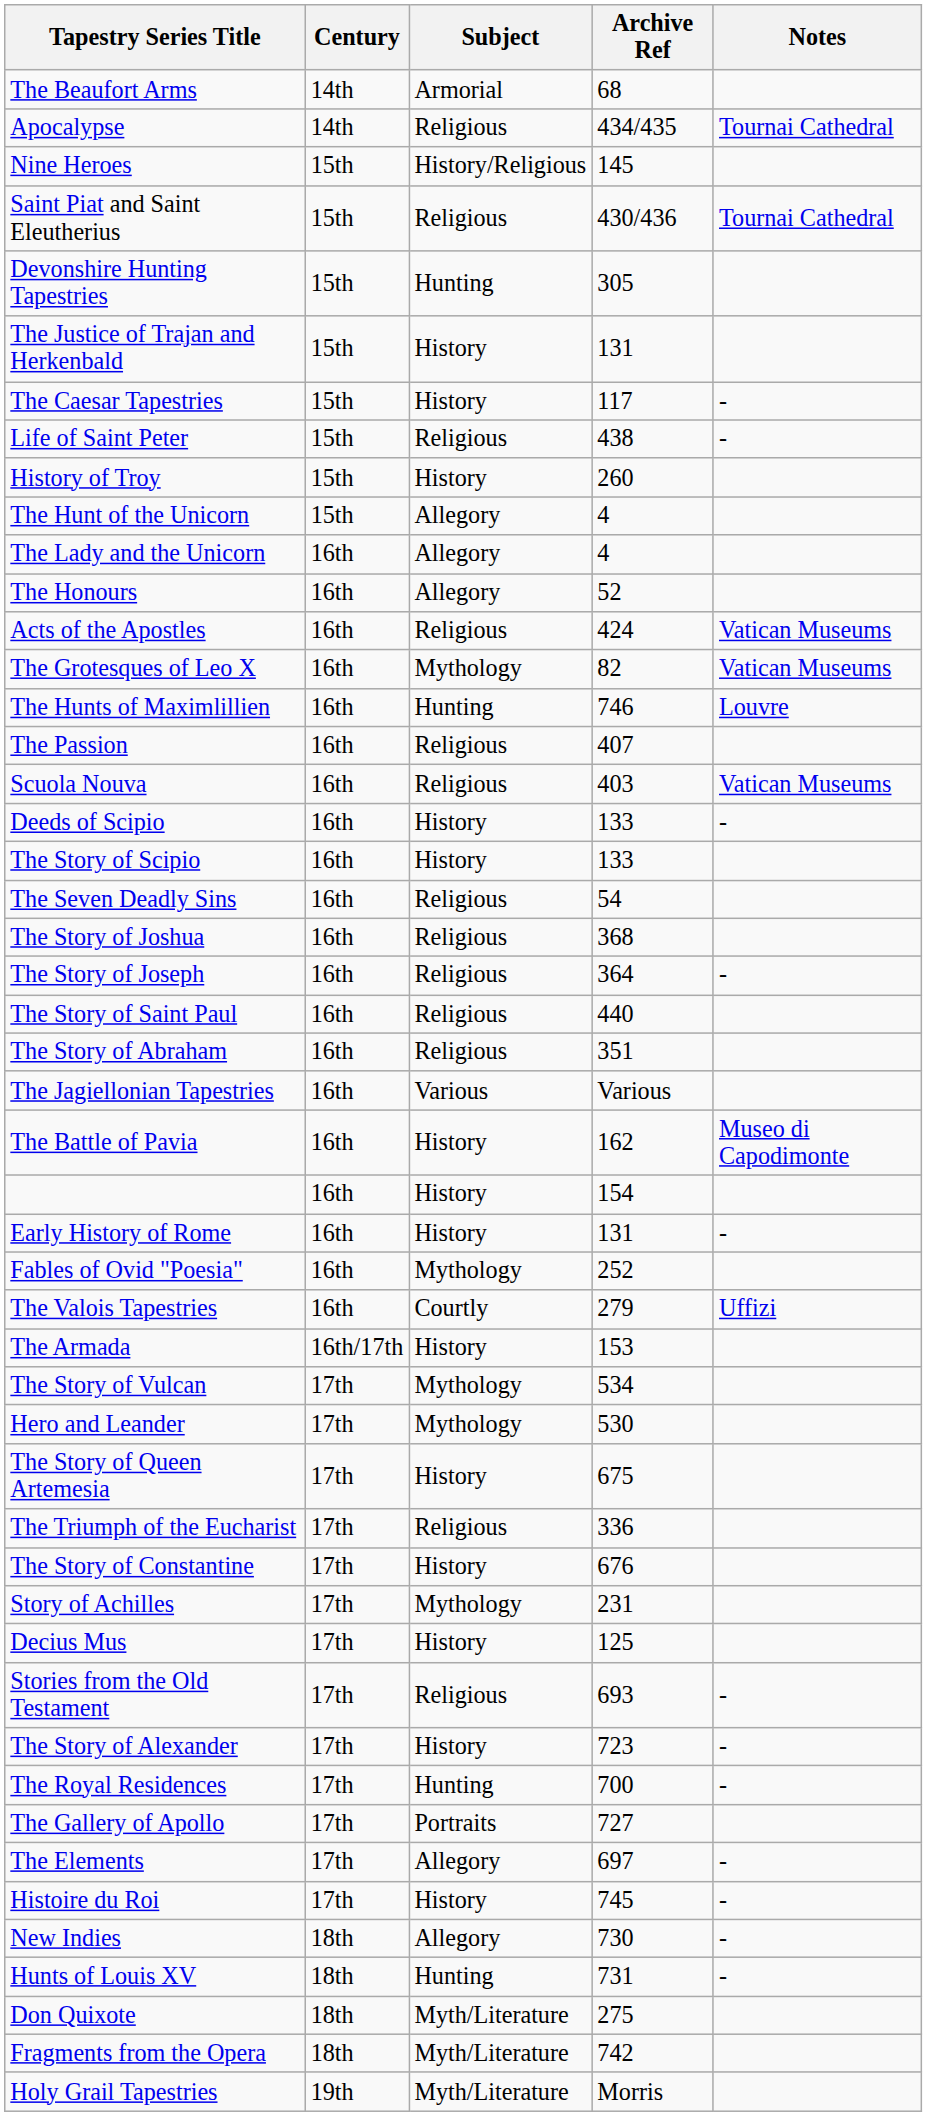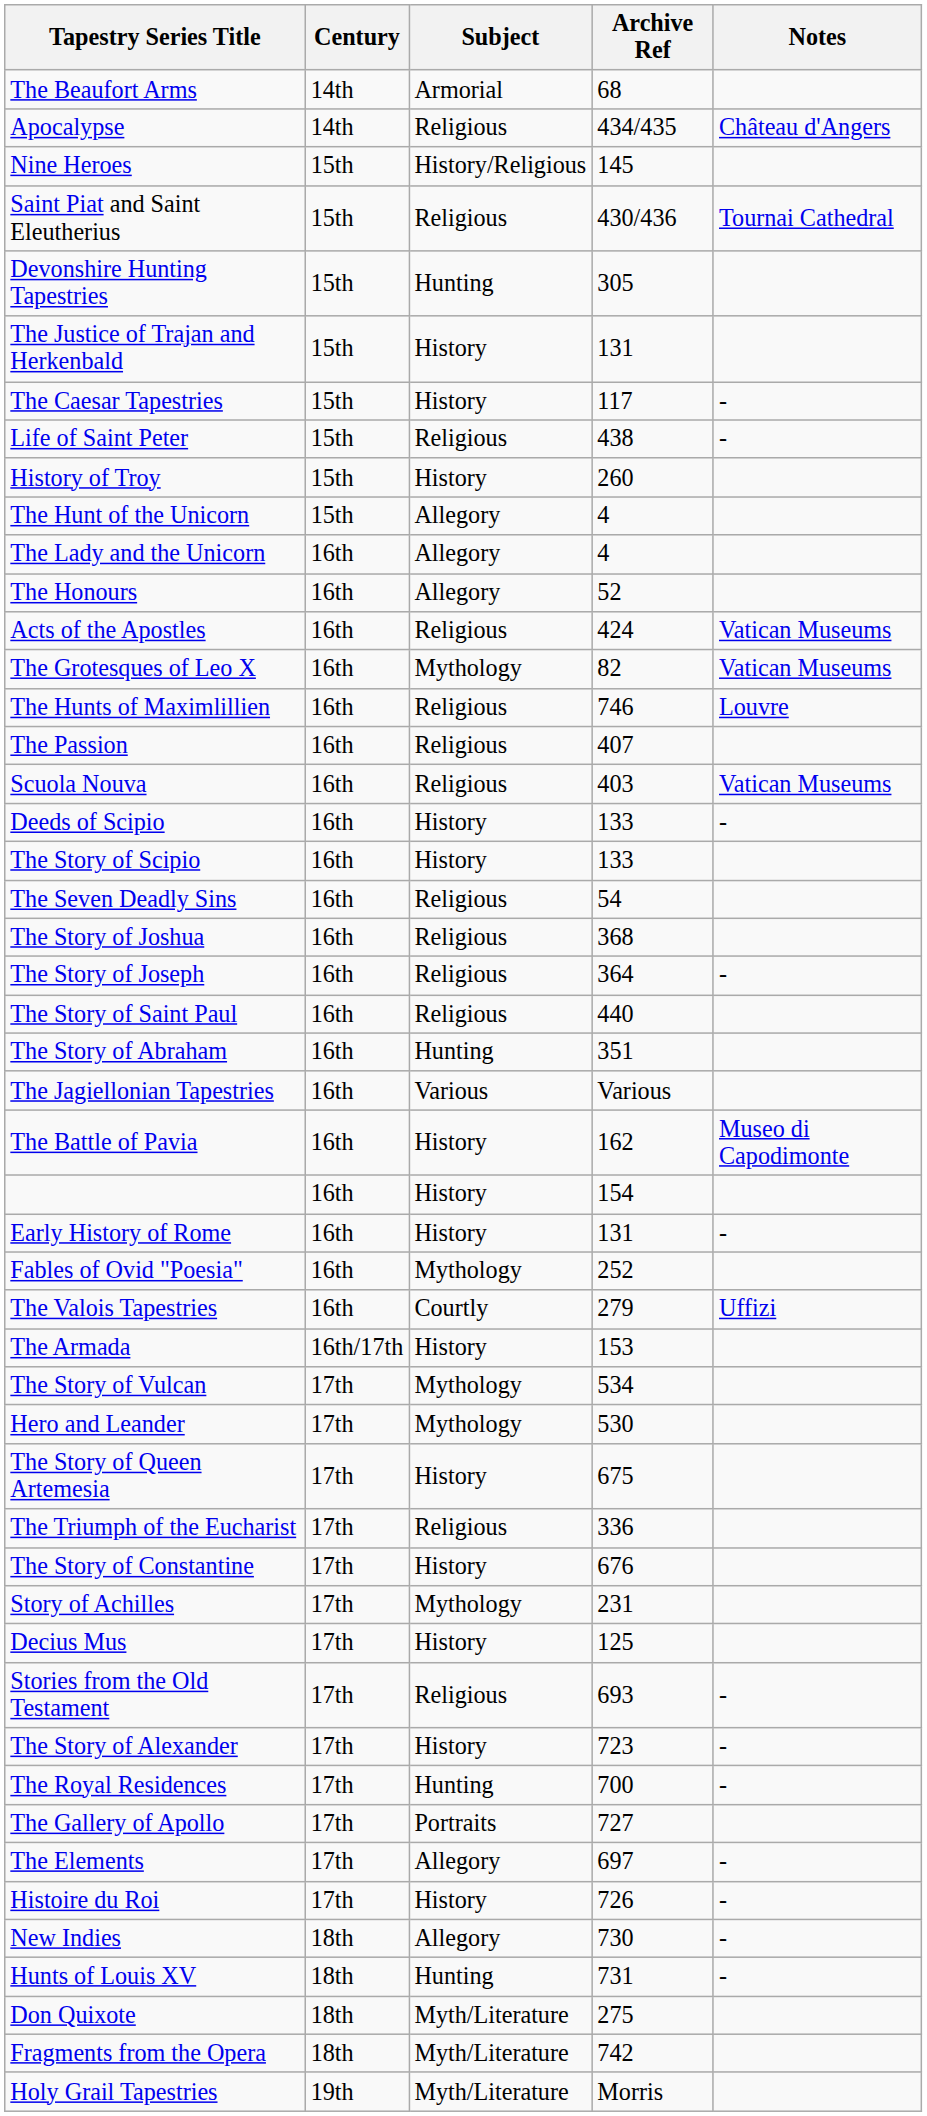(806, 127) Tournai Cathedral -> (805, 127) Château d'Angers
(454, 707) Hunting -> (461, 707) Religious
(461, 1051) Religious -> (454, 1051) Hunting
(615, 1899) 745 -> (615, 1899) 726
